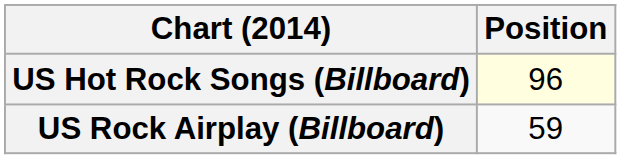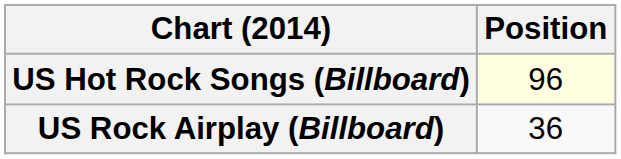(546, 128) 59 -> (546, 128) 36
